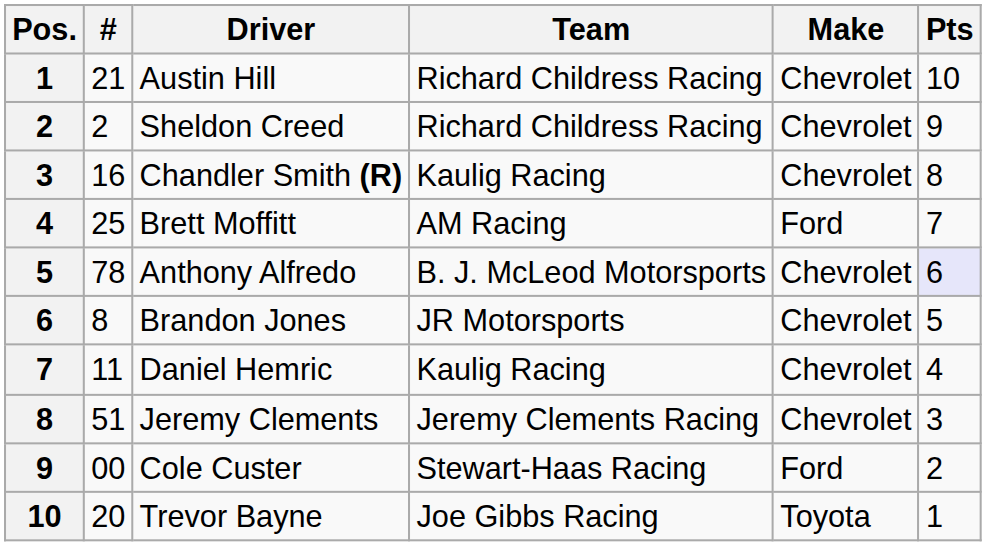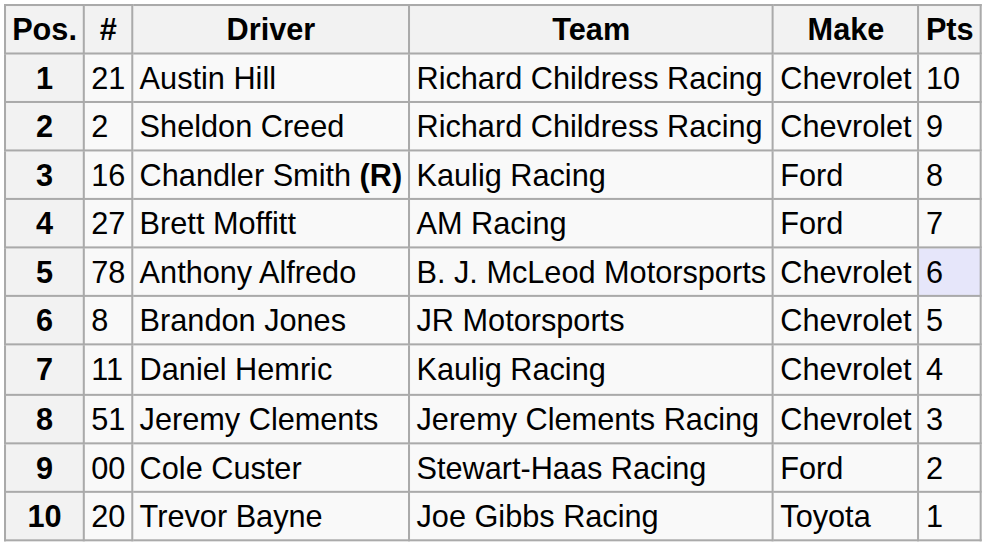(846, 175) Chevrolet -> (812, 175) Ford
(108, 224) 25 -> (108, 224) 27
